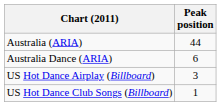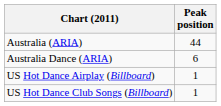(195, 76) 3 -> (195, 76) 1
